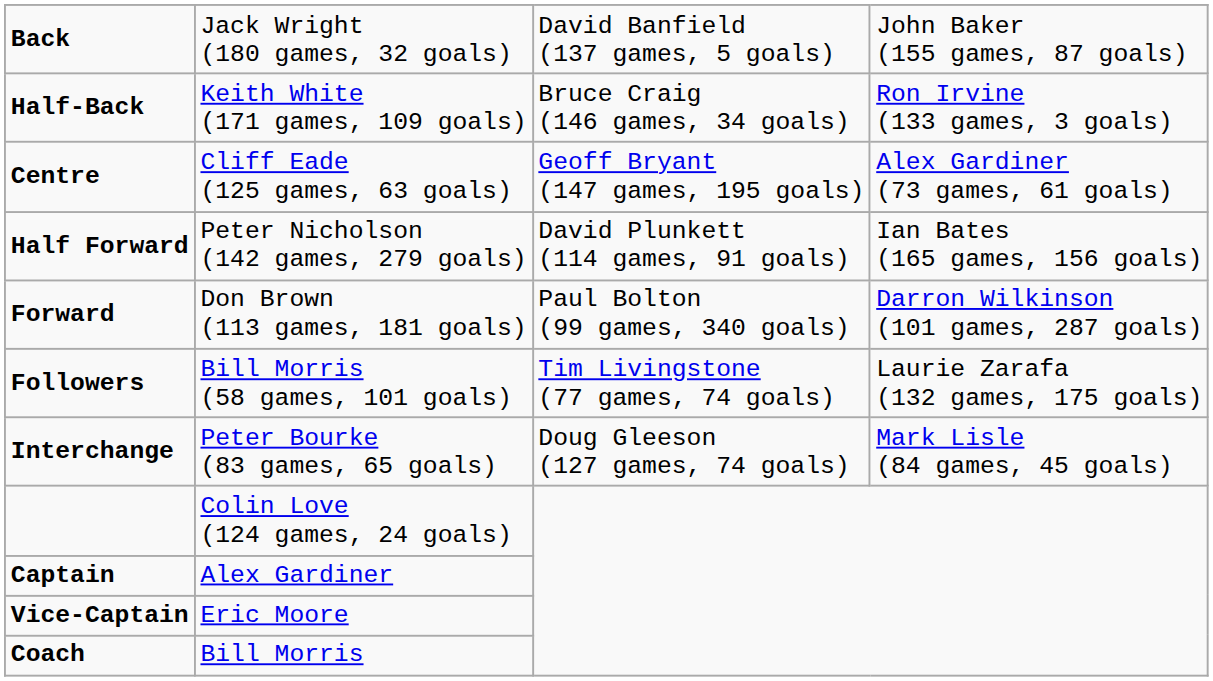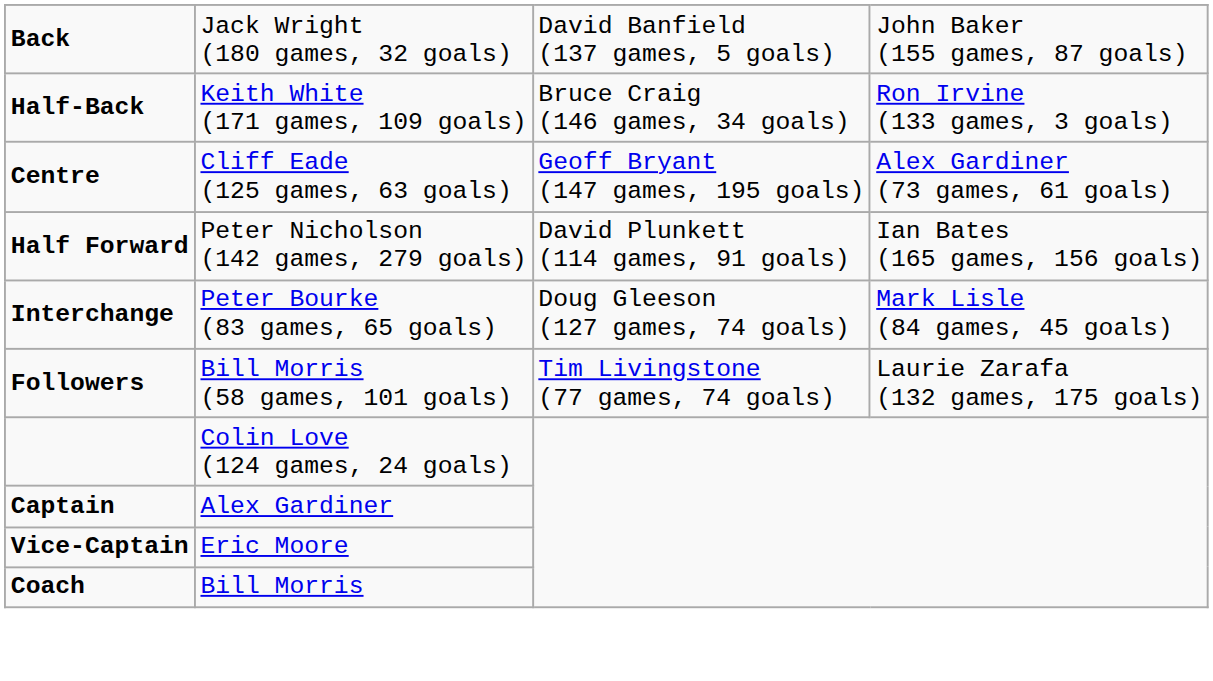- row: (63, 314)
rows swapped: (78, 383) <-> (92, 452)
